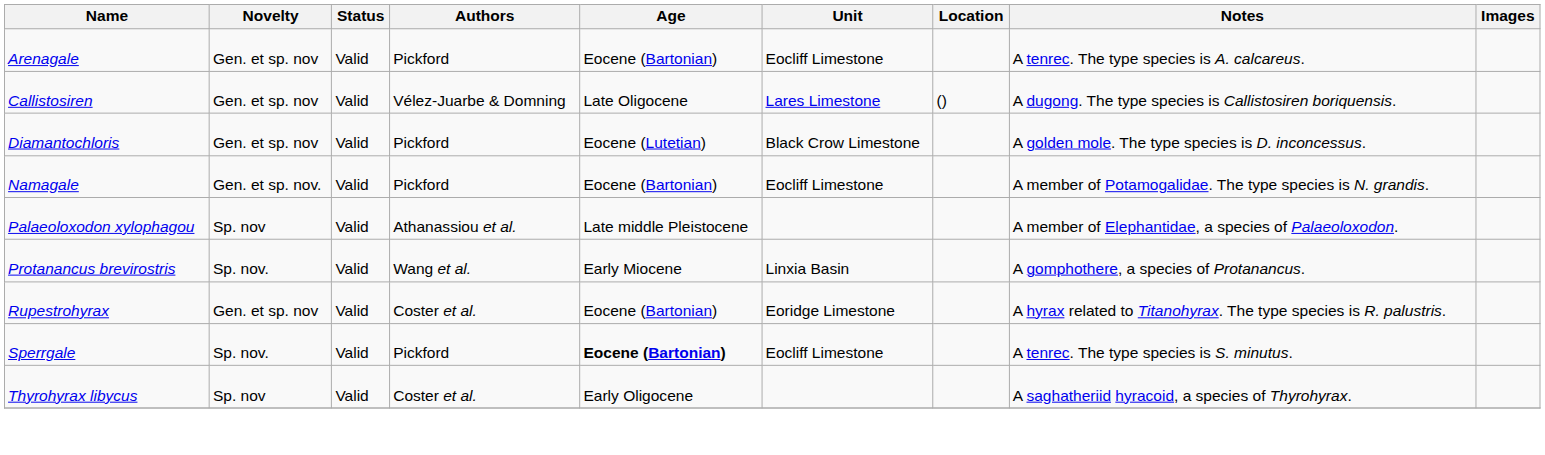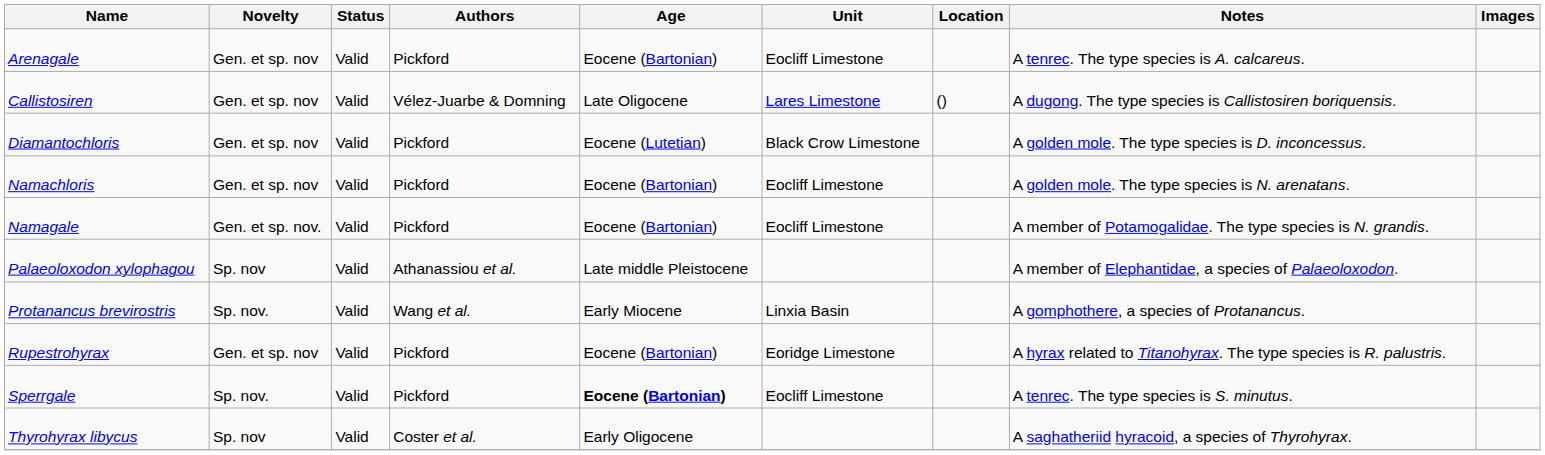+ row: (51, 185)
(435, 311) Coster et al. -> (421, 353) Pickford
